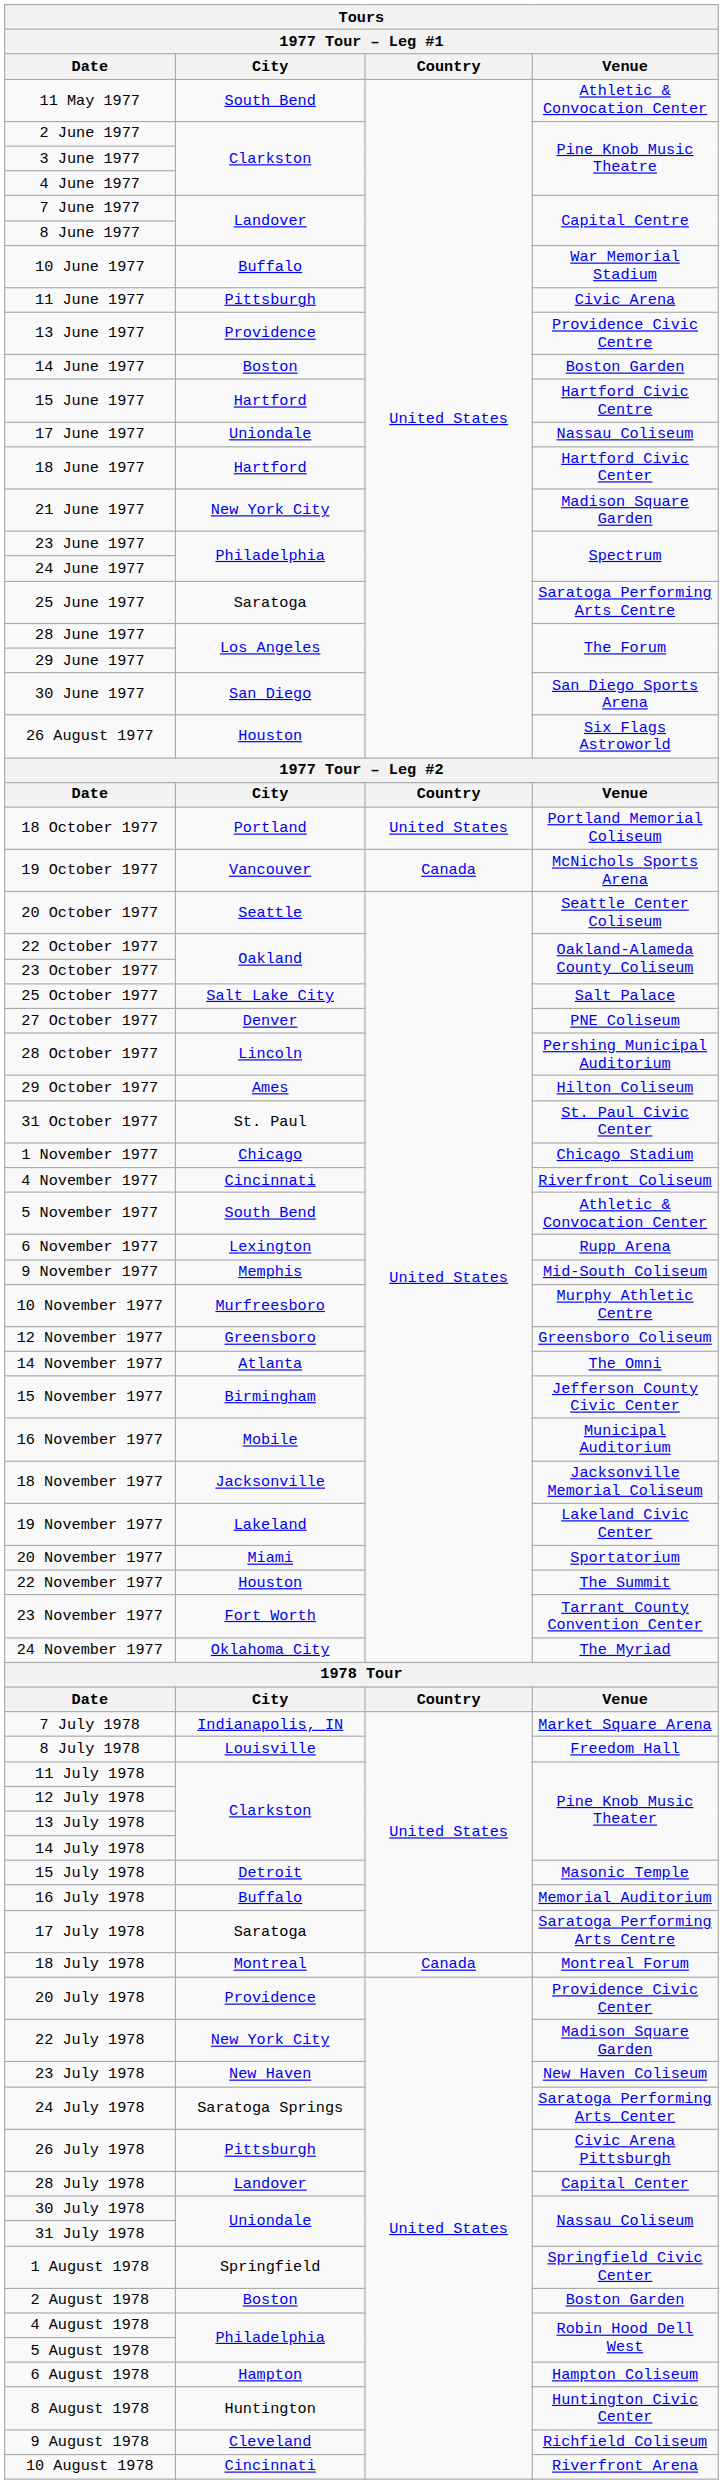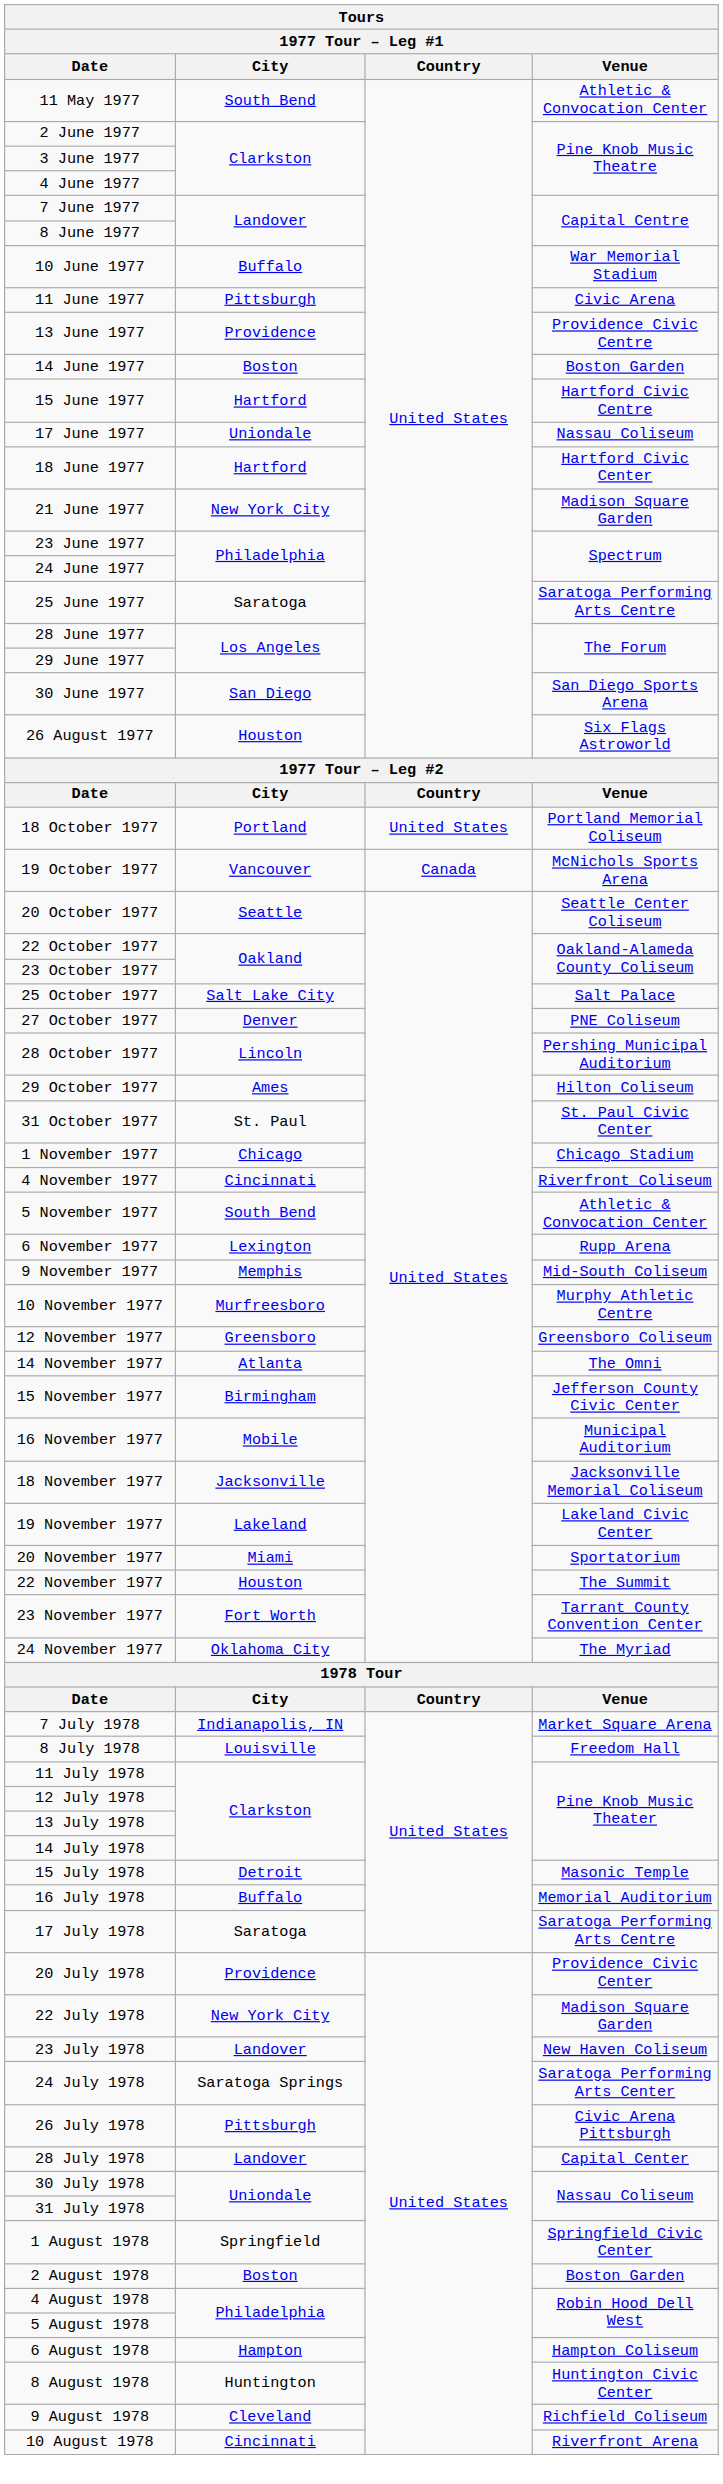- row: (90, 1965)
(270, 2074) New Haven -> (270, 2049) Landover
